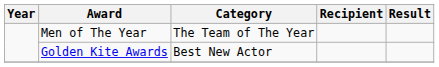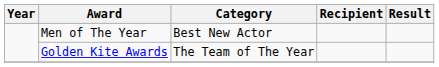(244, 33) The Team of The Year -> (223, 33) Best New Actor
(223, 52) Best New Actor -> (244, 52) The Team of The Year
